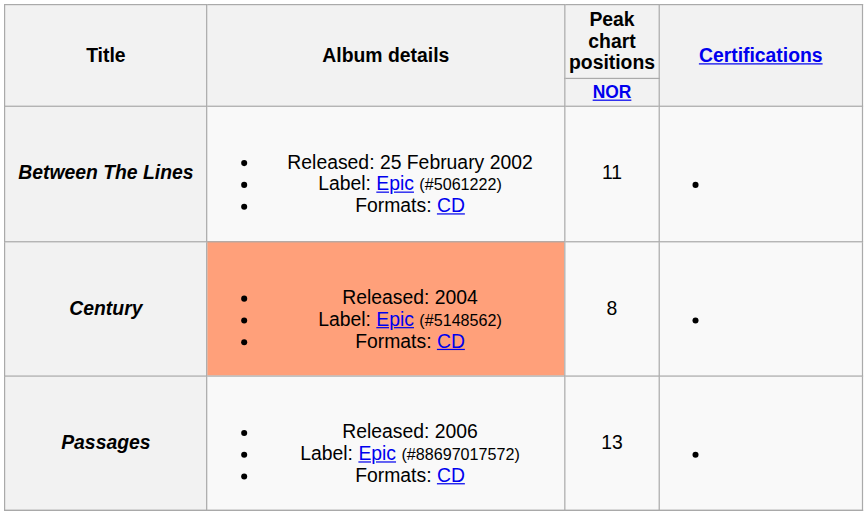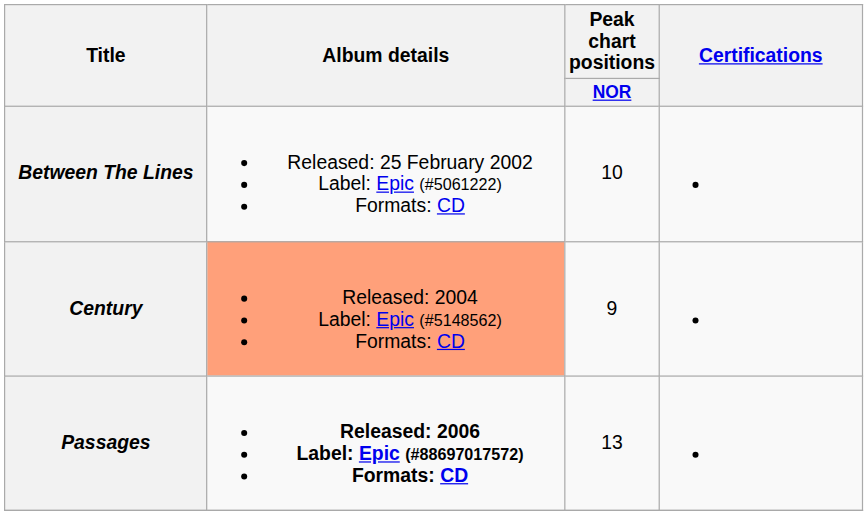(612, 173) 11 -> (612, 173) 10
(612, 308) 8 -> (612, 308) 9
(386, 454) normal -> (386, 454) bold
